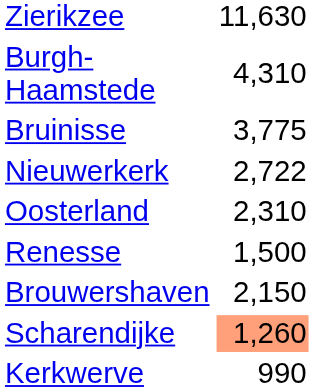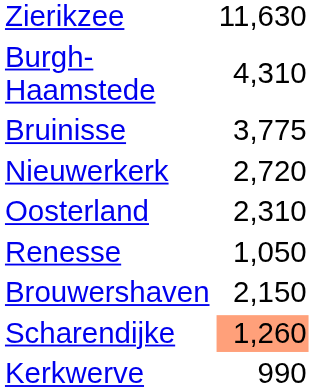(270, 171) 2,722 -> (270, 171) 2,720
(270, 252) 1,500 -> (270, 252) 1,050
